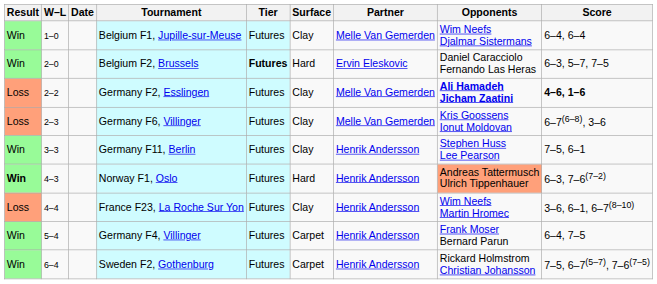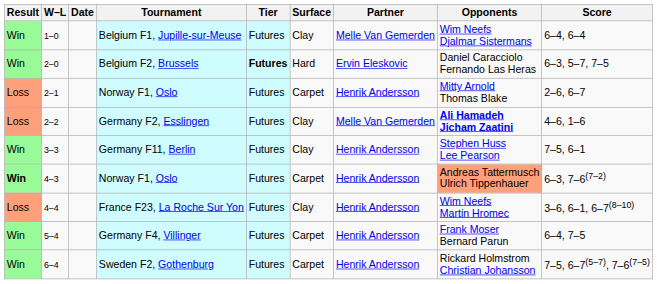+ row: (51, 93)
(565, 92) bold -> (565, 121) normal
- row: (51, 122)
(304, 178) Hard -> (308, 178) Carpet
